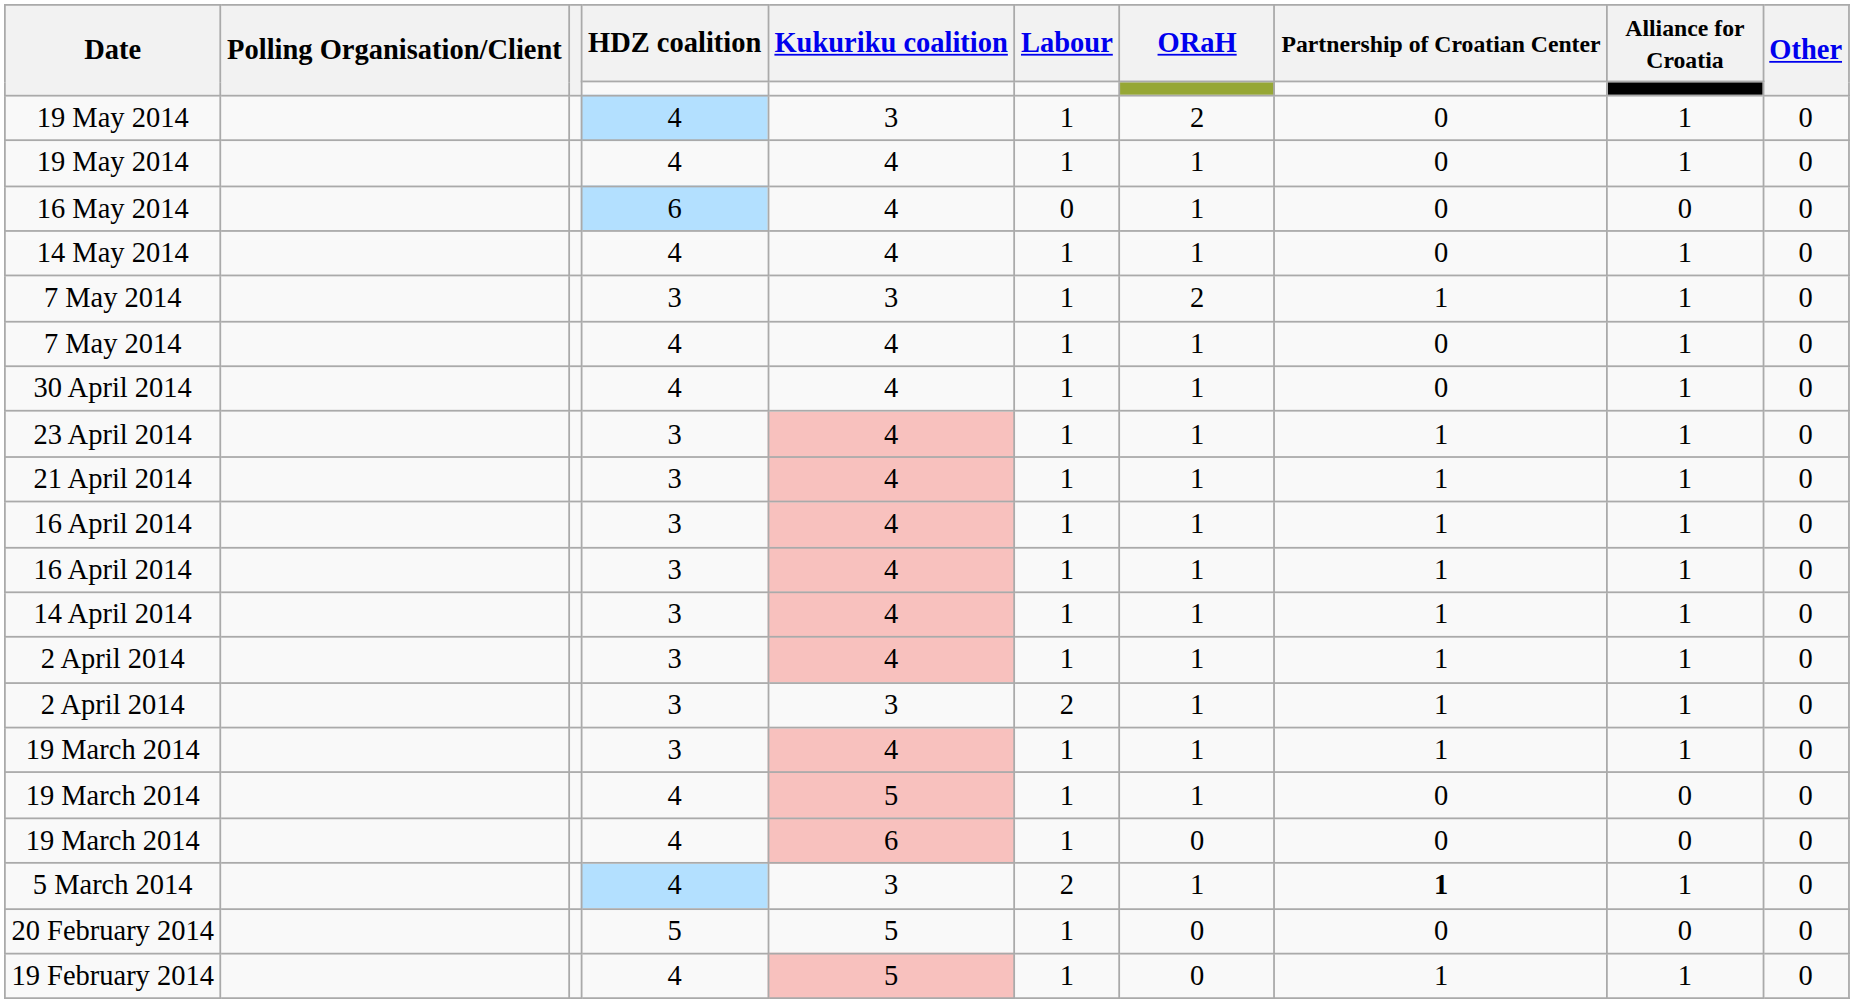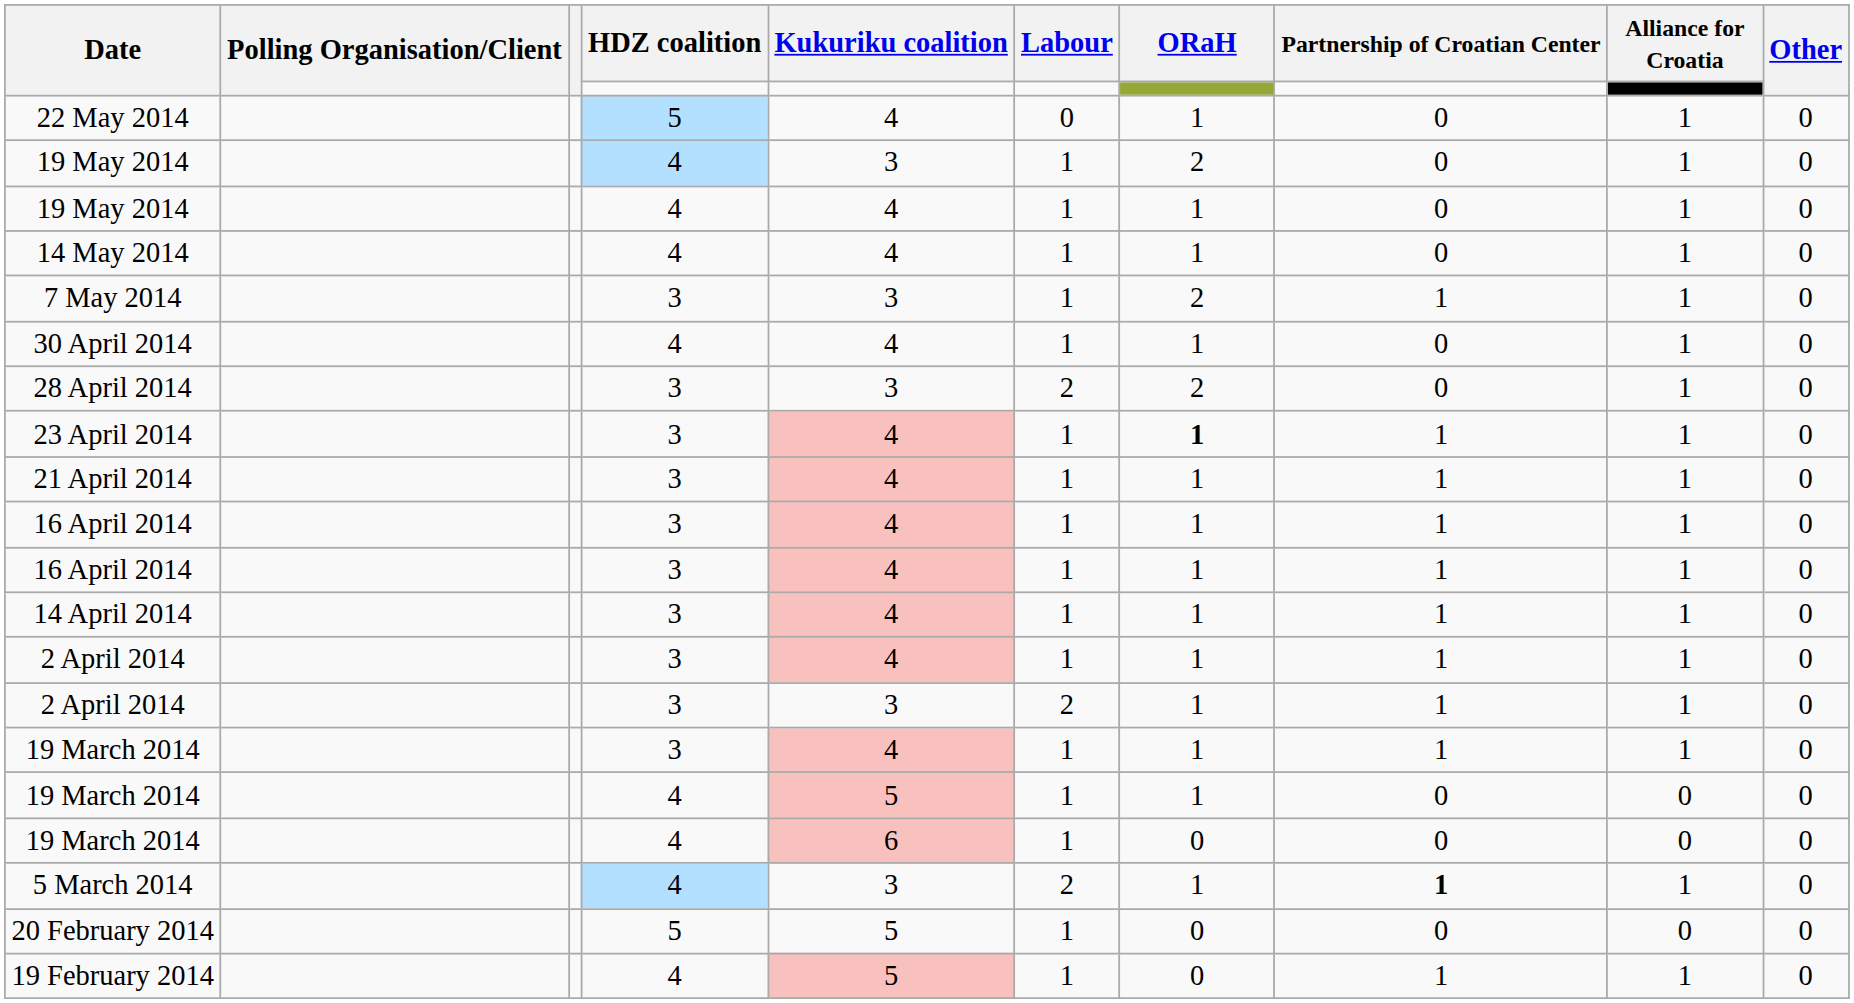+ row: (113, 117)
- row: (113, 207)
- row: (113, 343)
+ row: (113, 388)
(1197, 433) normal -> (1197, 433) bold
